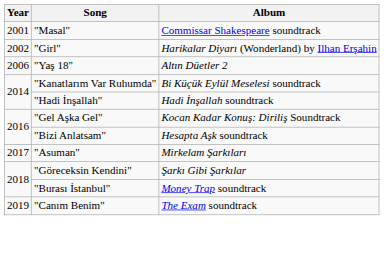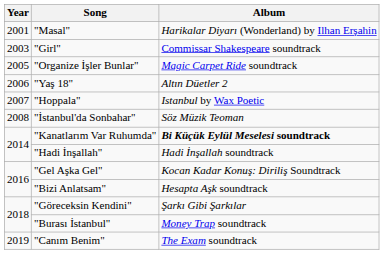(241, 30) Commissar Shakespeare soundtrack -> (269, 30) Harikalar Diyarı (Wonderland) by Ilhan Erşahin
(18, 48) 2002 -> (18, 48) 2003
(269, 48) Harikalar Diyarı (Wonderland) by Ilhan Erşahin -> (241, 48) Commissar Shakespeare soundtrack
+ row: (86, 65)
+ row: (57, 100)
+ row: (85, 118)
(241, 83) normal -> (246, 135) bold
- row: (57, 153)
